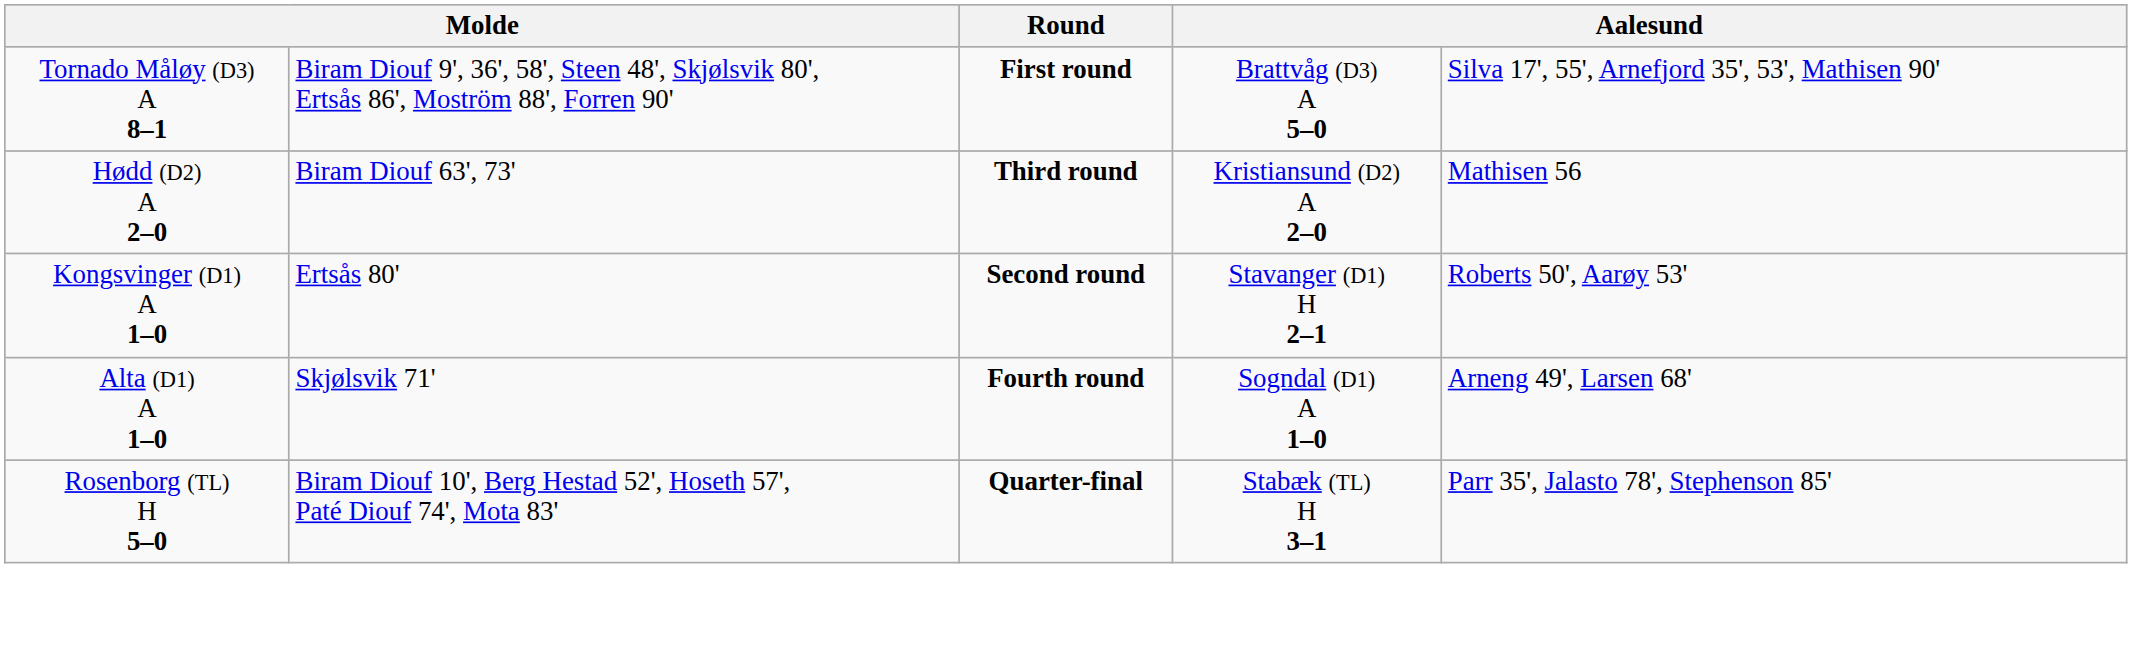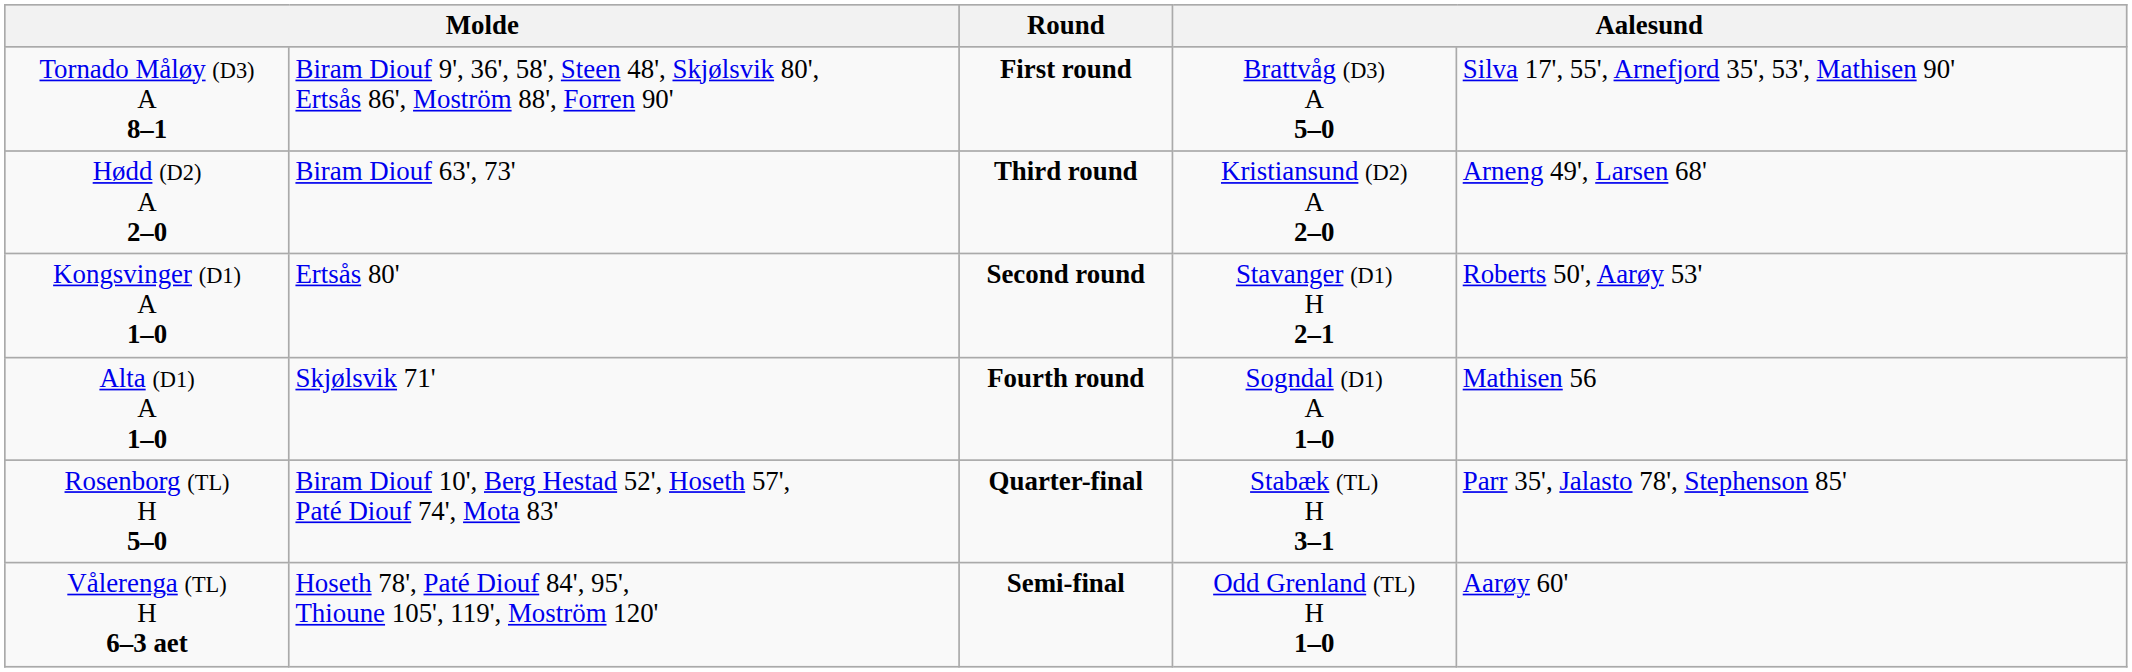(1515, 171) Mathisen 56 -> (1585, 171) Arneng 49', Larsen 68'
(1570, 377) Arneng 49', Larsen 68' -> (1530, 377) Mathisen 56
+ row: (147, 614)
